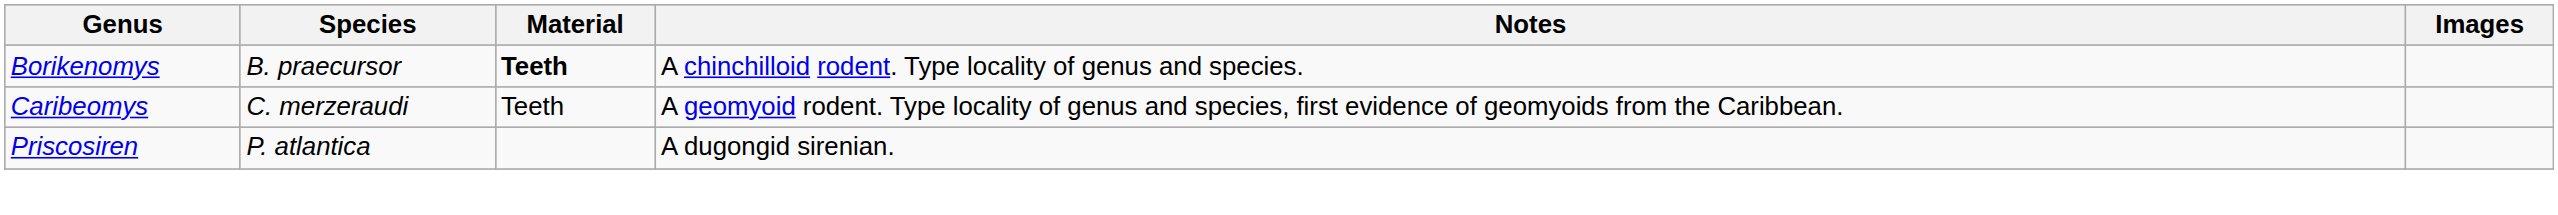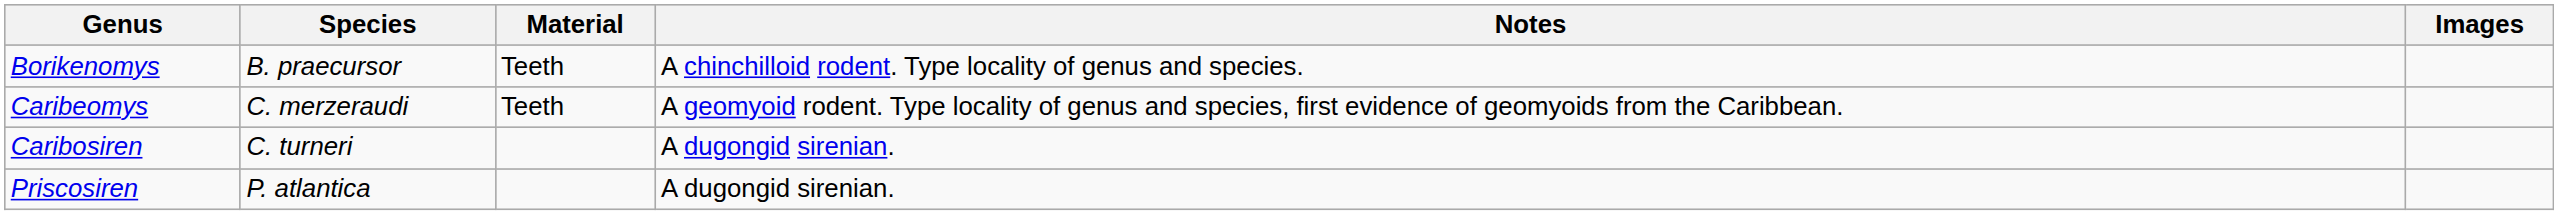(534, 65) bold -> (532, 65) normal
+ row: (77, 147)
